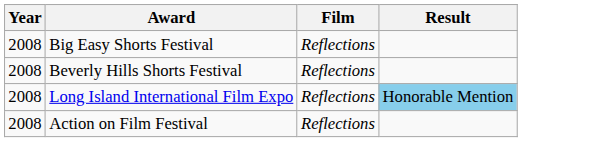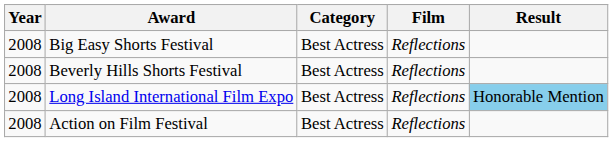+ column: (342, 17)
